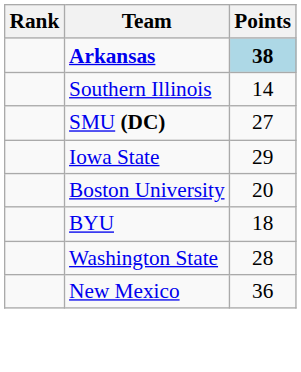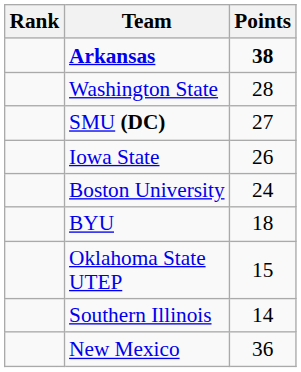(263, 55) lightblue background -> (263, 55) no background
rows swapped: (144, 257) <-> (140, 88)
(263, 156) 29 -> (263, 156) 26
(263, 190) 20 -> (263, 190) 24
+ row: (137, 269)
